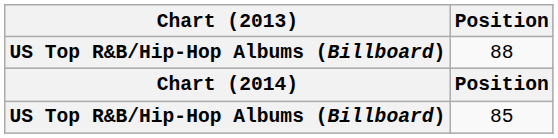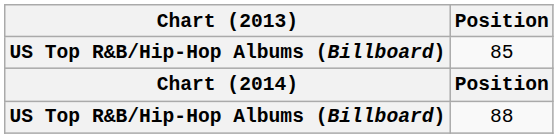rows swapped: (502, 117) <-> (502, 53)
